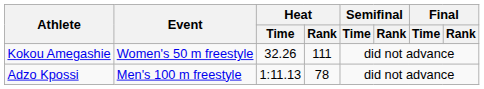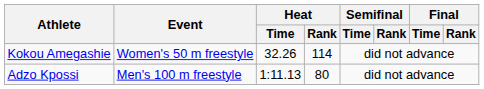(322, 54) 111 -> (322, 54) 114
(322, 75) 78 -> (322, 75) 80
